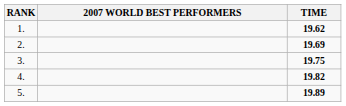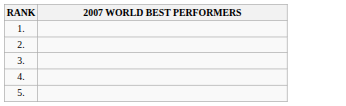- column: (314, 12)
